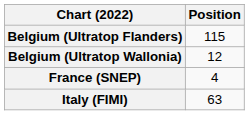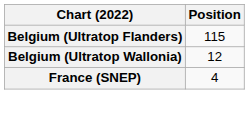- row: (95, 99)
